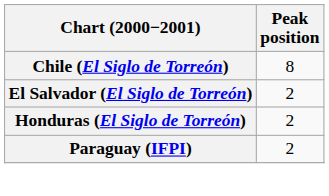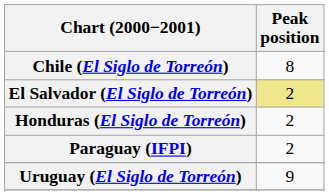(290, 93) no background -> (290, 93) khaki background
+ row: (130, 176)
